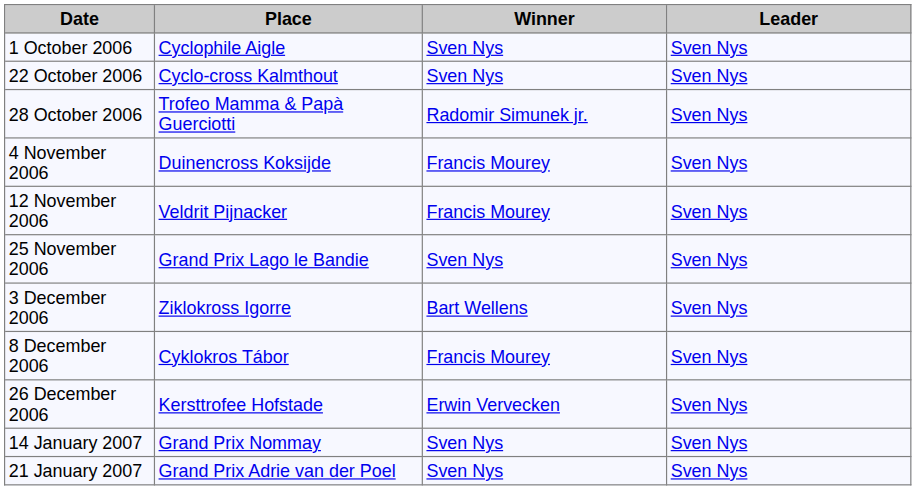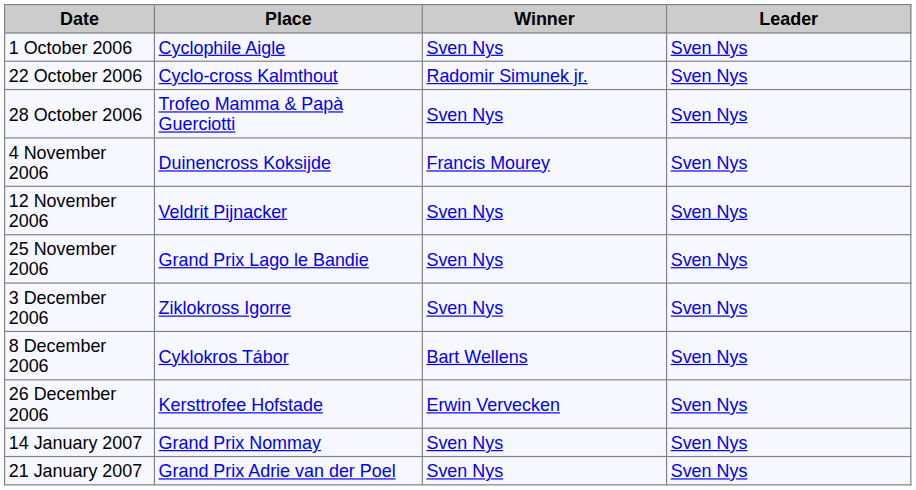(465, 75) Sven Nys -> (507, 75) Radomir Simunek jr.
(507, 114) Radomir Simunek jr. -> (465, 114) Sven Nys
(488, 210) Francis Mourey -> (465, 210) Sven Nys
(477, 307) Bart Wellens -> (465, 307) Sven Nys
(488, 356) Francis Mourey -> (477, 356) Bart Wellens
